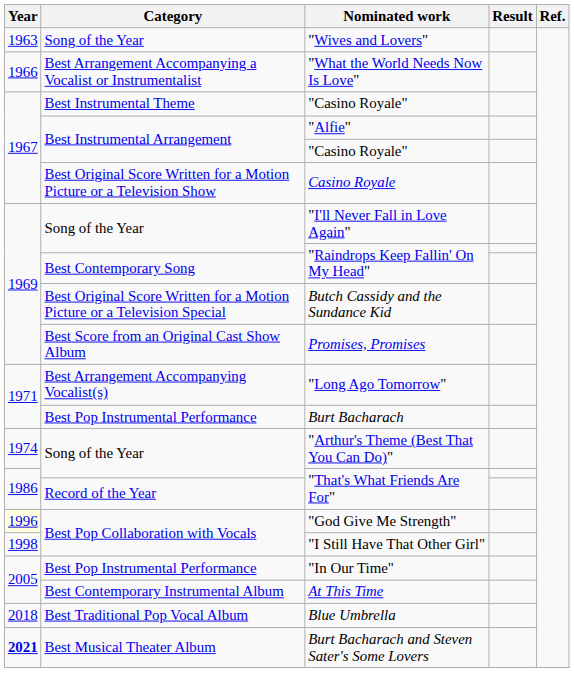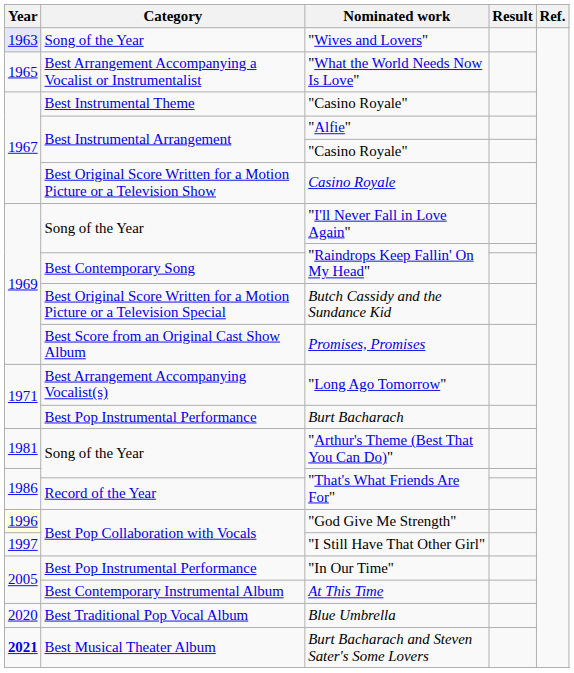(23, 39) no background -> (23, 39) lavender background
(23, 71) 1966 -> (23, 71) 1965
(23, 448) 1974 -> (23, 448) 1981
(23, 544) 1998 -> (23, 544) 1997
(23, 615) 2018 -> (23, 615) 2020
